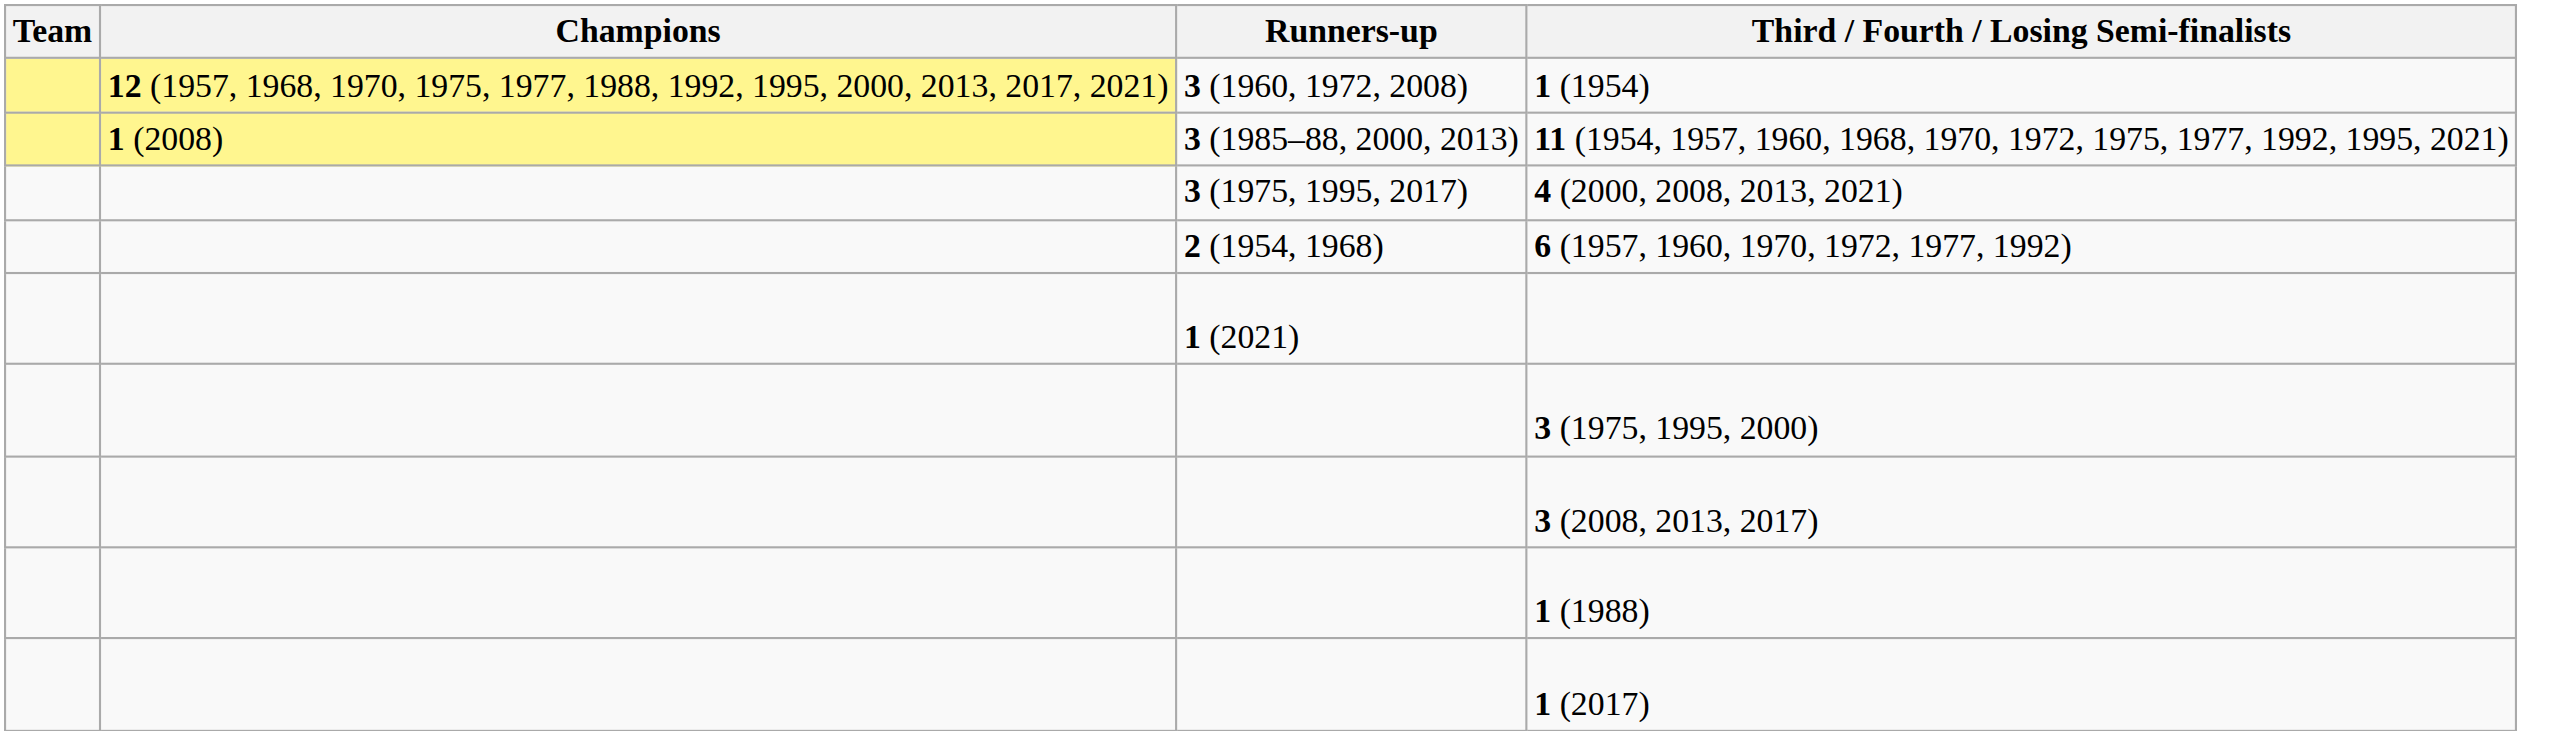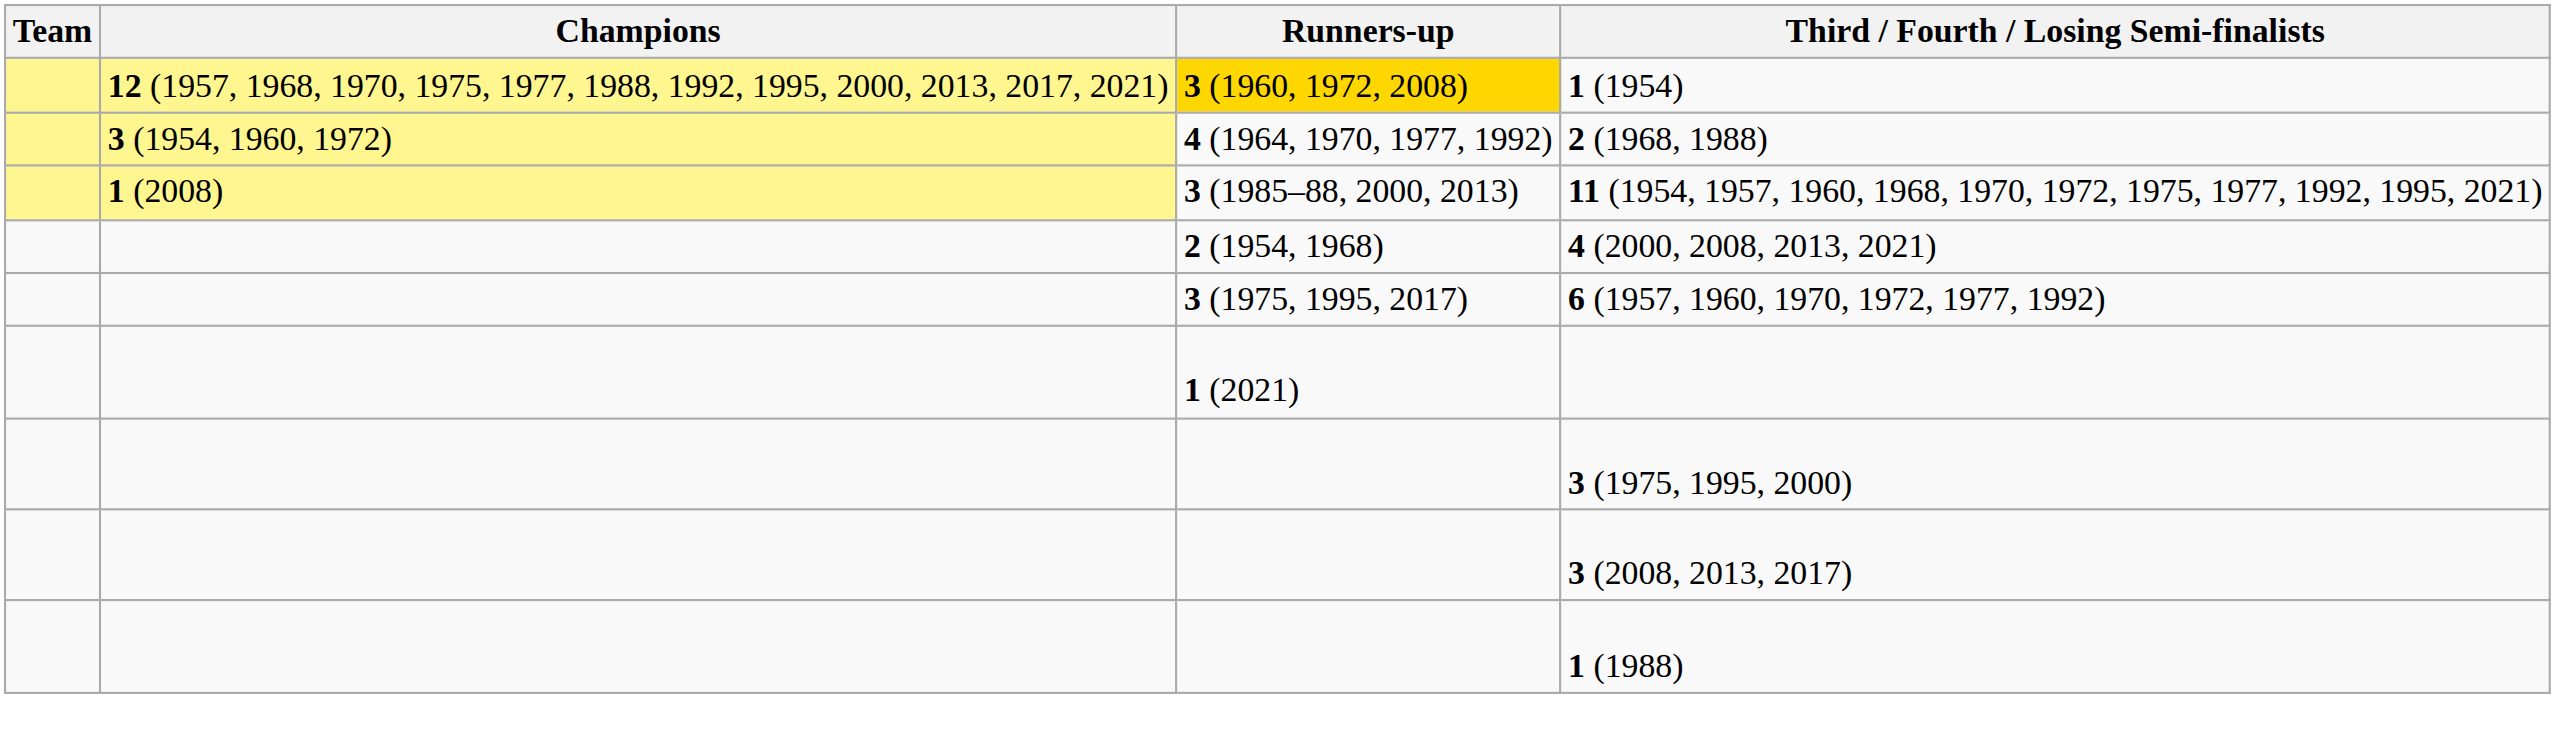(1326, 84) no background -> (1326, 84) gold background
+ row: (1668, 138)
(1326, 191) 3 (1975, 1995, 2017) -> (1284, 245) 2 (1954, 1968)
(1284, 245) 2 (1954, 1968) -> (1326, 298) 3 (1975, 1995, 2017)
- row: (1592, 703)
